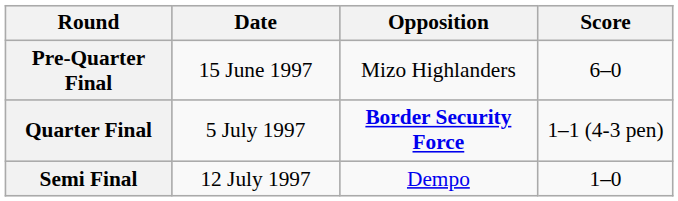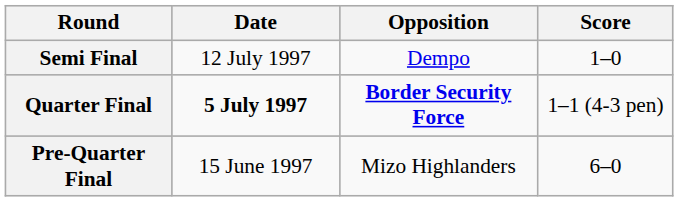rows swapped: (88, 70) <-> (88, 178)
(256, 130) normal -> (256, 105) bold
